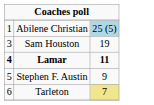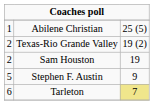(105, 28) lightblue background -> (135, 28) no background
+ row: (67, 44)
(9, 44) 3 -> (9, 60) 2
- row: (52, 60)
